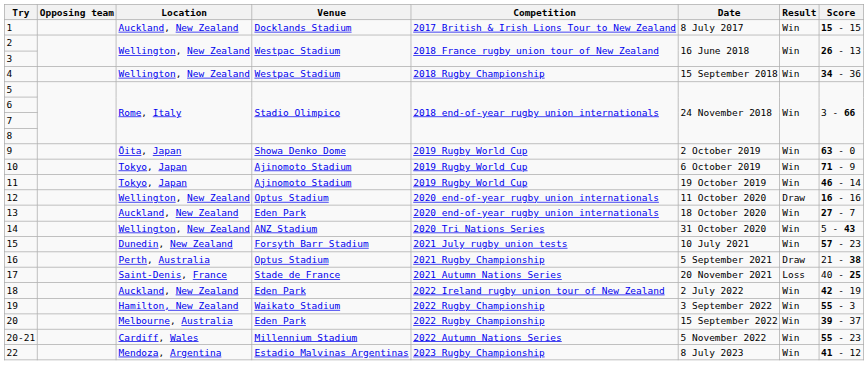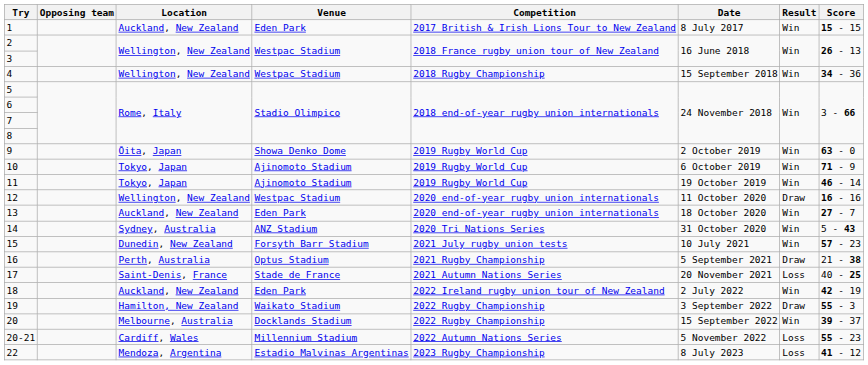(303, 28) Docklands Stadium -> (280, 28) Eden Park
(292, 198) Optus Stadium -> (297, 198) Westpac Stadium
(184, 229) Wellington, New Zealand -> (167, 229) Sydney, Australia
(791, 306) Win -> (794, 306) Draw
(280, 321) Eden Park -> (303, 321) Docklands Stadium
(791, 337) Win -> (794, 337) Loss
(791, 352) Win -> (794, 352) Loss
